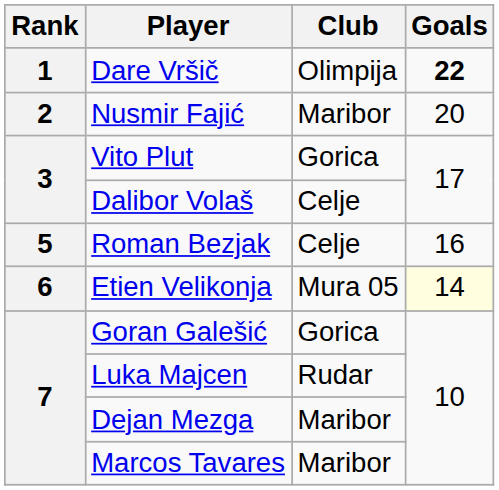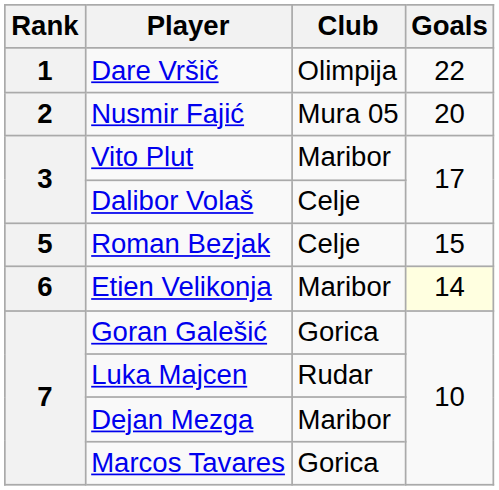(449, 69) bold -> (449, 69) normal
(344, 113) Maribor -> (348, 113) Mura 05
(338, 157) Gorica -> (344, 157) Maribor
(449, 244) 16 -> (449, 244) 15
(348, 288) Mura 05 -> (344, 288) Maribor
(344, 462) Maribor -> (338, 462) Gorica
